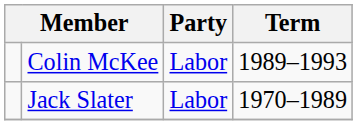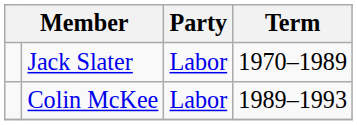rows swapped: (80, 100) <-> (93, 61)
